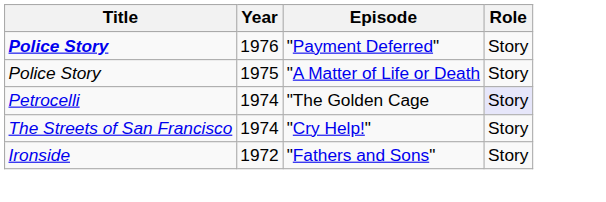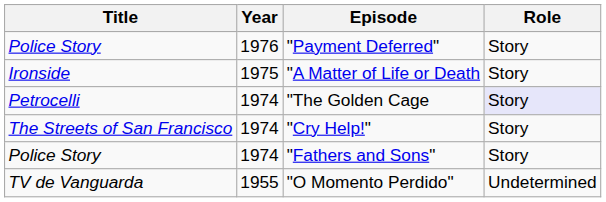(58, 45) bold -> (55, 45) normal
(55, 73) Police Story -> (39, 73) Ironside
(39, 155) Ironside -> (55, 155) Police Story
(259, 155) 1972 -> (259, 155) 1974
+ row: (370, 182)
